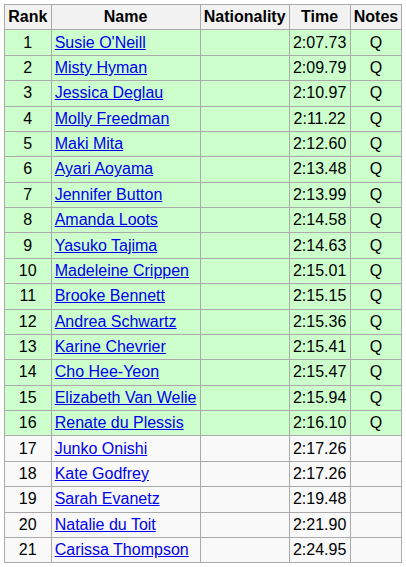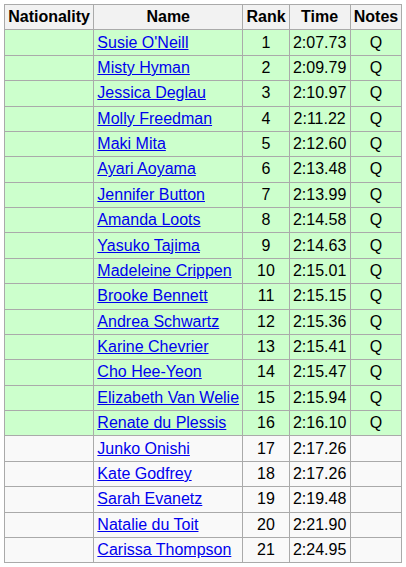columns swapped: (28, 17) <-> (245, 17)
